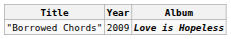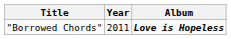(118, 27) 2009 -> (118, 27) 2011
